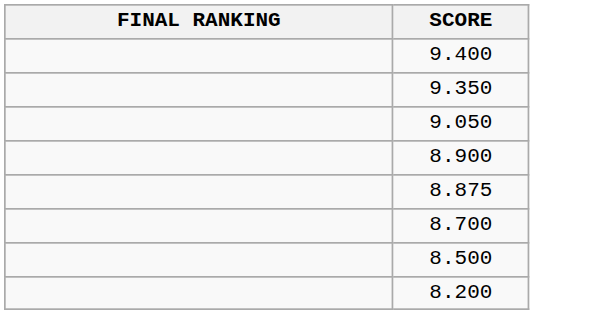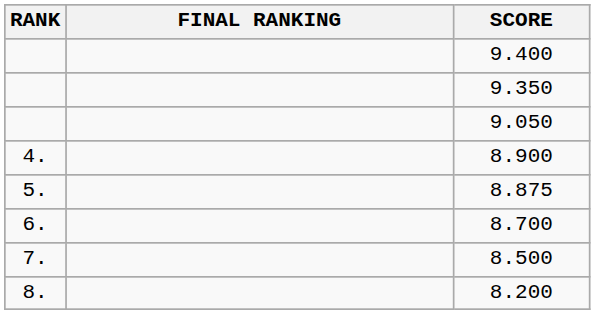+ column: (35, 22)
